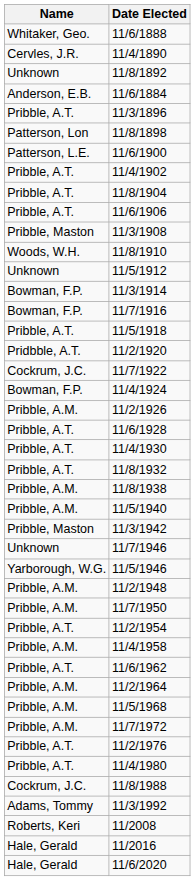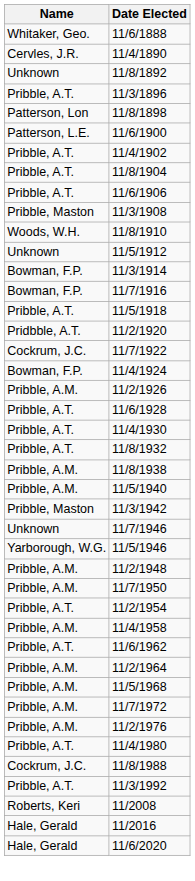- row: (139, 93)
(41, 746) Pribble, A.T. -> (43, 726) Pribble, A.M.
(50, 806) Adams, Tommy -> (41, 786) Pribble, A.T.
